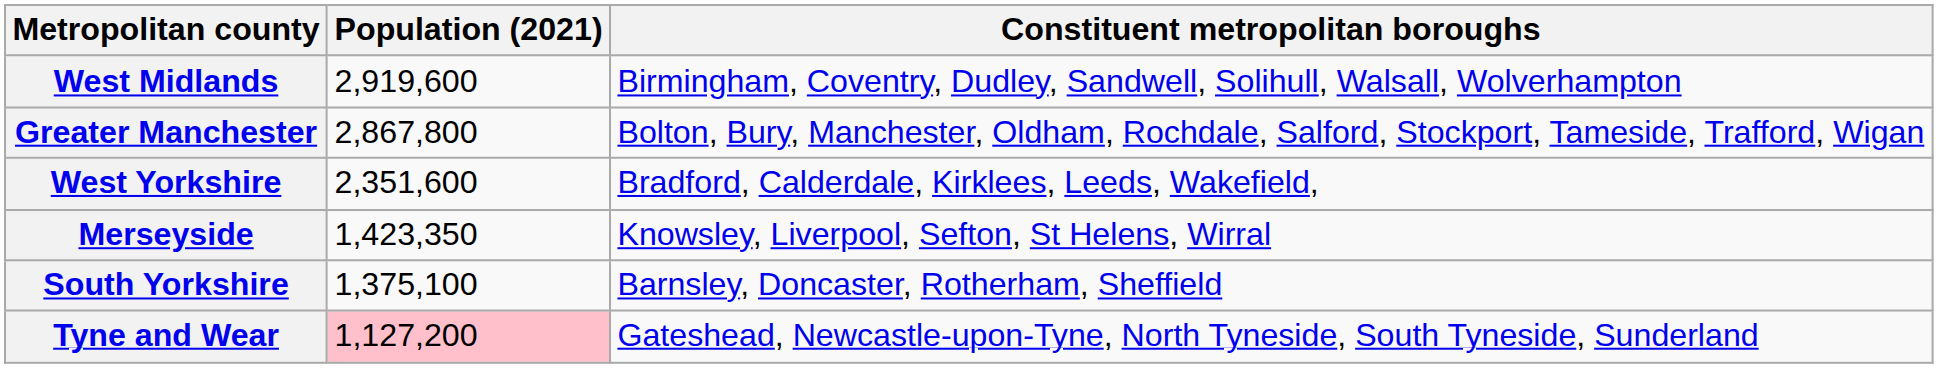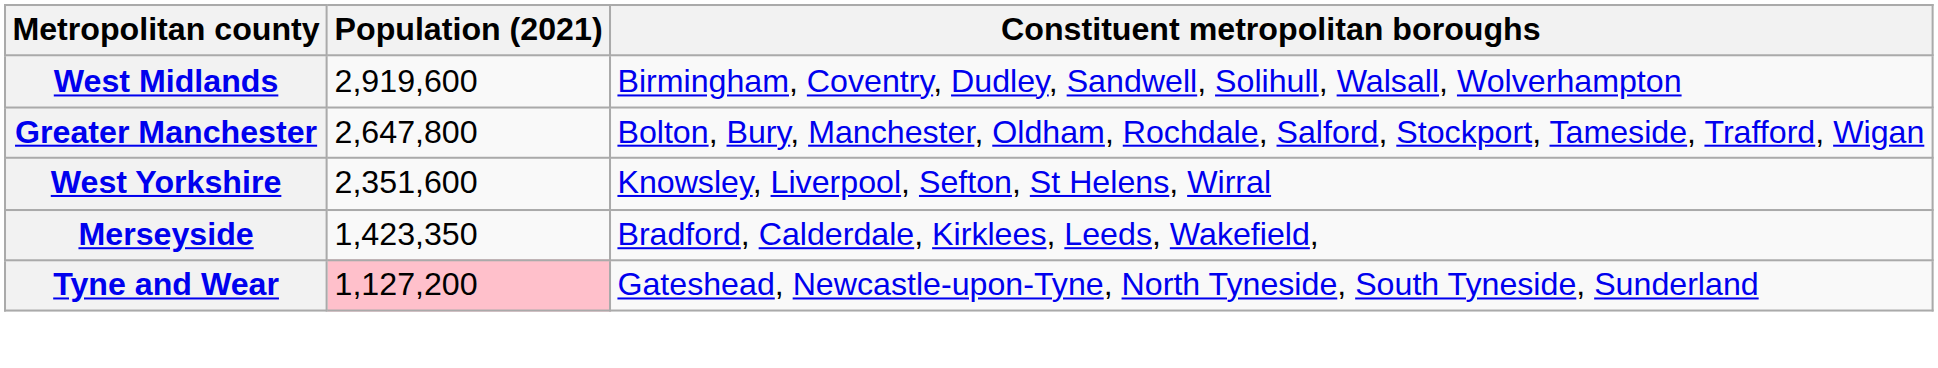(406, 132) 2,867,800 -> (406, 132) 2,647,800
(968, 183) Bradford, Calderdale, Kirklees, Leeds, Wakefield, -> (944, 183) Knowsley, Liverpool, Sefton, St Helens, Wirral
(944, 234) Knowsley, Liverpool, Sefton, St Helens, Wirral -> (968, 234) Bradford, Calderdale, Kirklees, Leeds, Wakefield,
- row: (166, 285)
